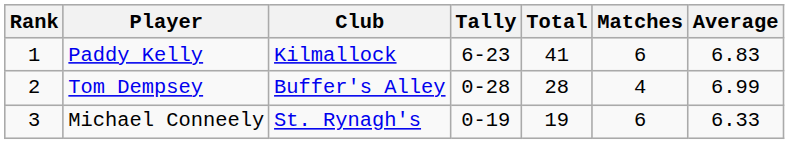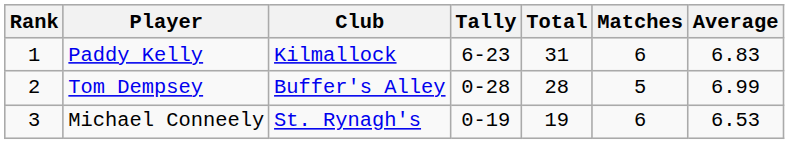(557, 55) 41 -> (557, 55) 31
(640, 88) 4 -> (640, 88) 5
(735, 121) 6.33 -> (735, 121) 6.53
